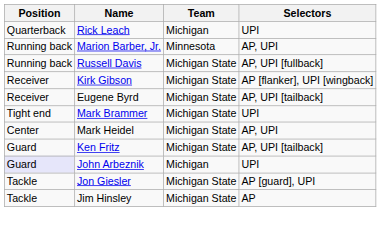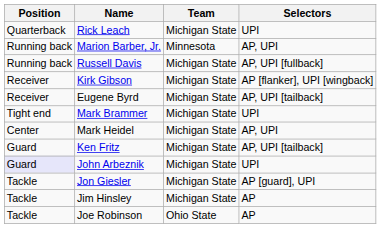(187, 30) Michigan -> (201, 30) Michigan State
(187, 165) Michigan -> (201, 165) Michigan State
+ row: (110, 215)
